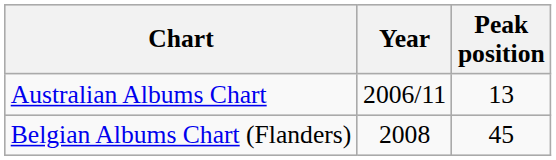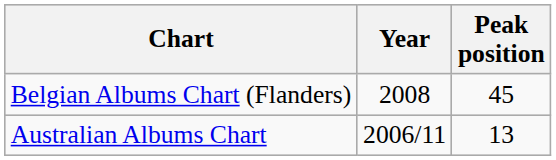rows swapped: (139, 94) <-> (181, 134)
